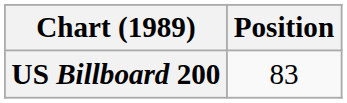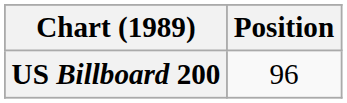(284, 73) 83 -> (284, 73) 96
